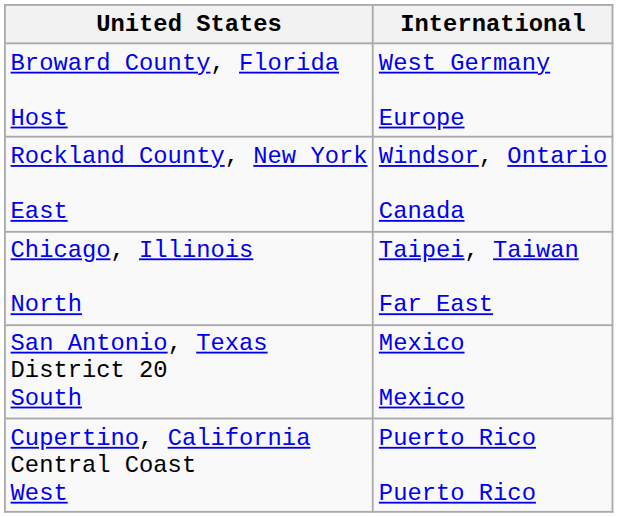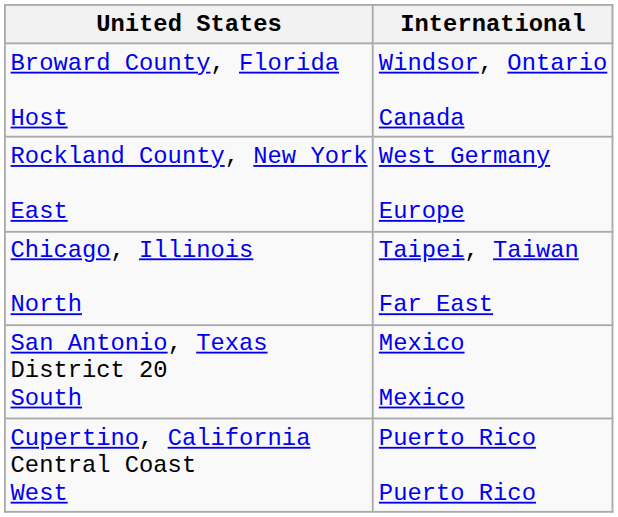(465, 91) West Germany Europe -> (493, 91) Windsor, Ontario Canada
(493, 184) Windsor, Ontario Canada -> (465, 184) West Germany Europe
